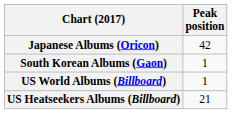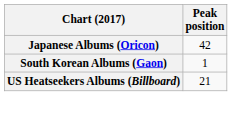- row: (94, 81)
